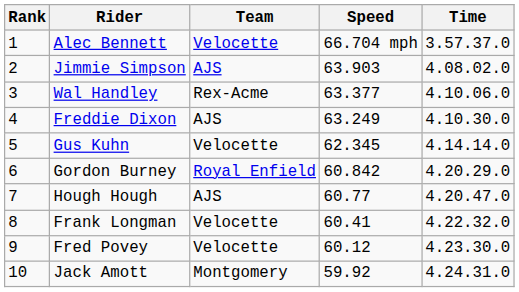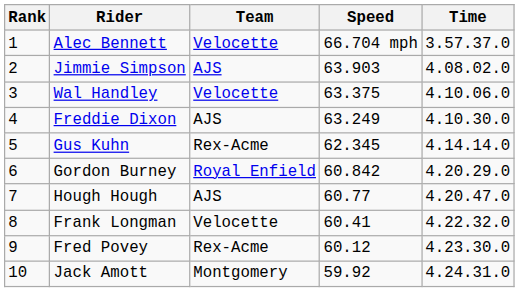(231, 94) Rex-Acme -> (236, 94) Velocette
(352, 94) 63.377 -> (352, 94) 63.375
(236, 146) Velocette -> (231, 146) Rex-Acme
(236, 248) Velocette -> (231, 248) Rex-Acme
